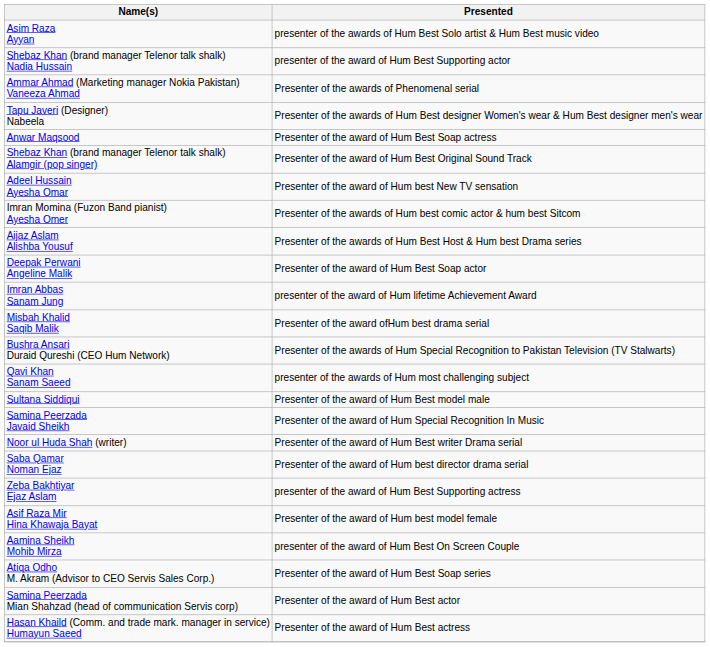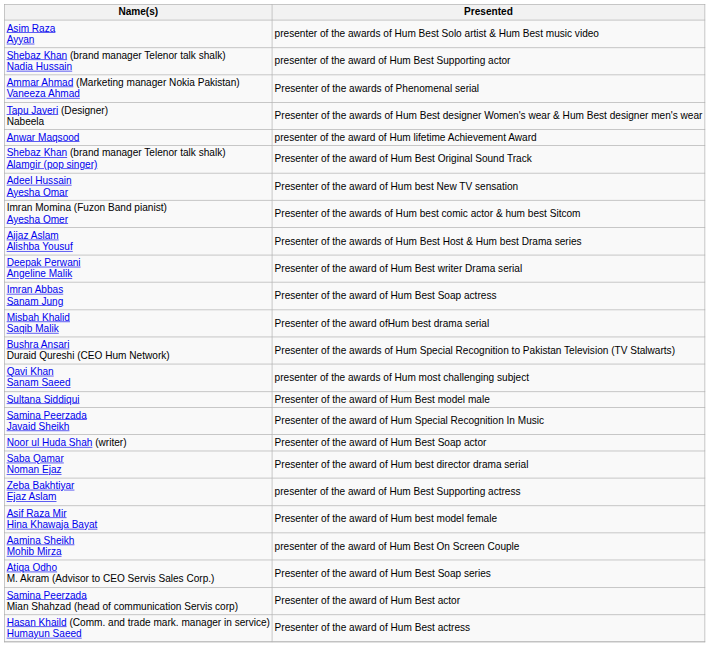(386, 137) Presenter of the award of Hum Best Soap actress -> (406, 137) presenter of the award of Hum lifetime Achievement Award
(380, 268) Presenter of the award of Hum Best Soap actor -> (398, 268) Presenter of the award of Hum Best writer Drama serial
(406, 296) presenter of the award of Hum lifetime Achievement Award -> (386, 296) Presenter of the award of Hum Best Soap actress
(398, 443) Presenter of the award of Hum Best writer Drama serial -> (380, 443) Presenter of the award of Hum Best Soap actor
